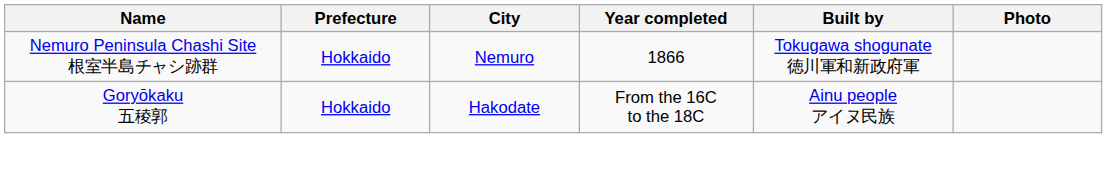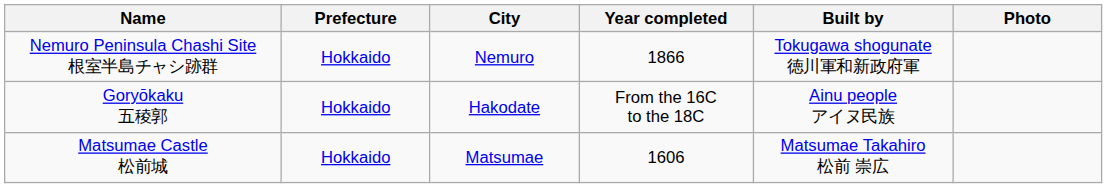+ row: (143, 156)
